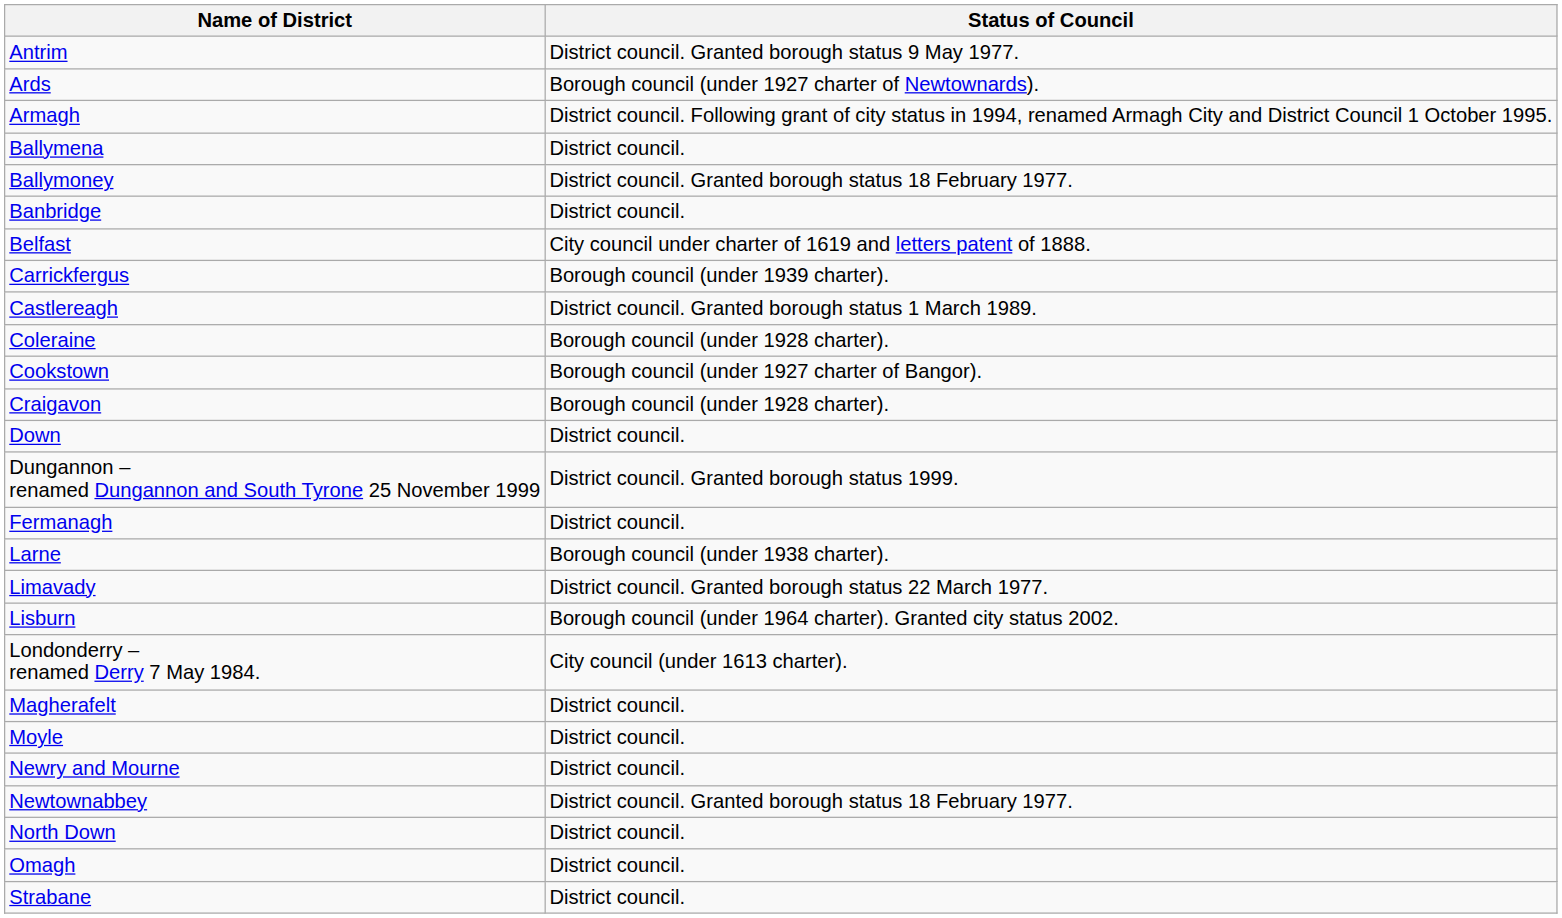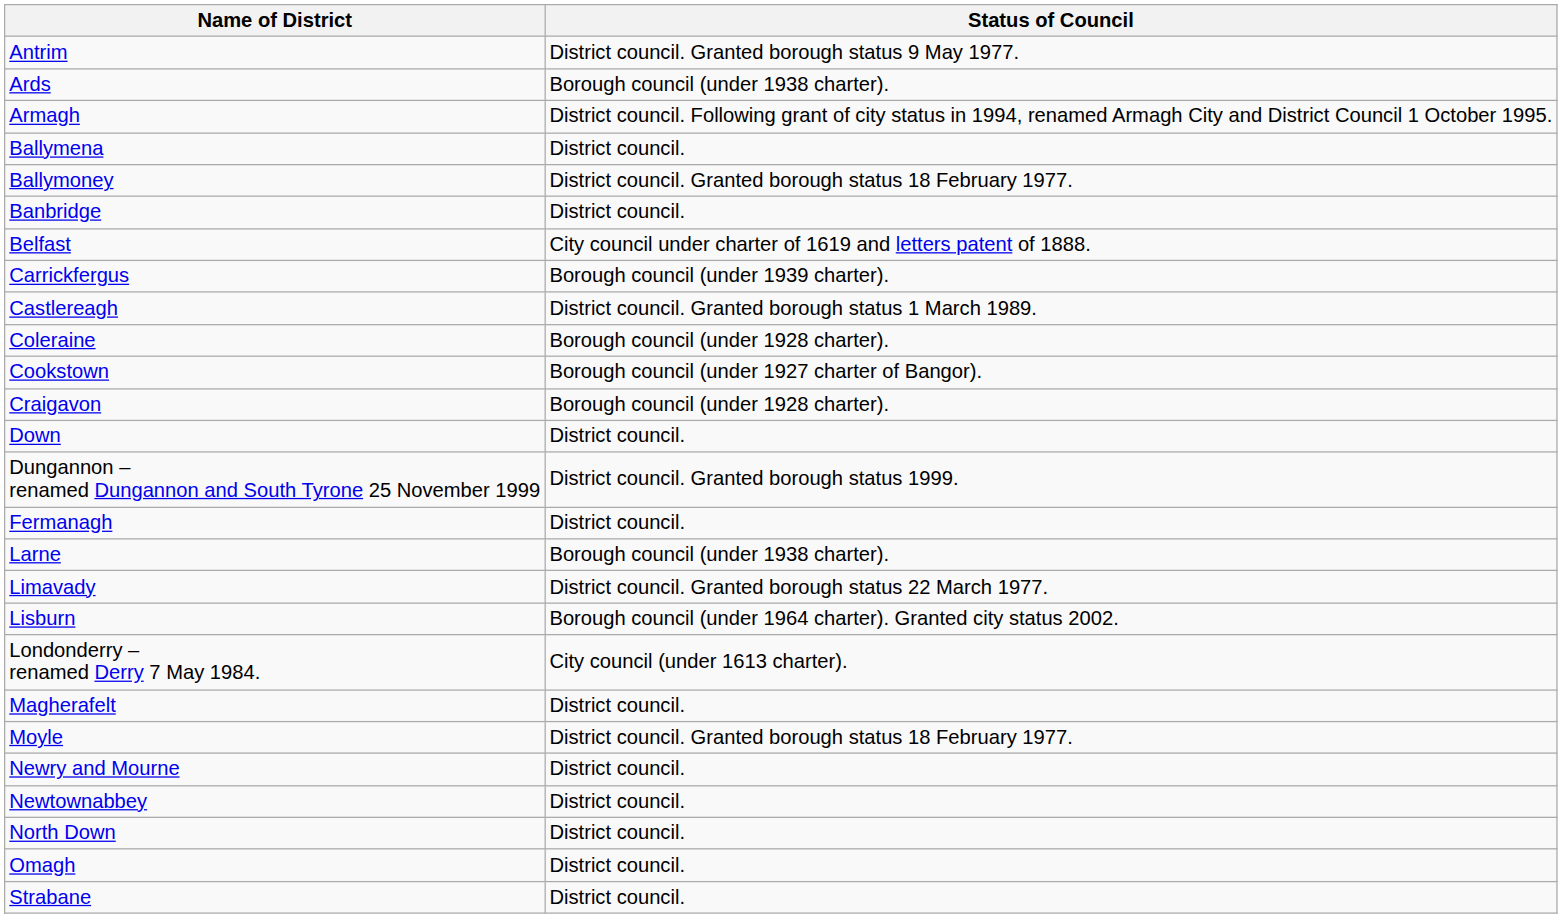(794, 84) Borough council (under 1927 charter of Newtownards). -> (719, 84) Borough council (under 1938 charter).
(617, 737) District council. -> (811, 737) District council. Granted borough status 18 February 1977.
(811, 801) District council. Granted borough status 18 February 1977. -> (617, 801) District council.
